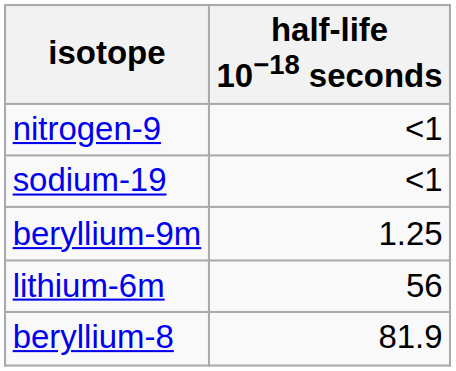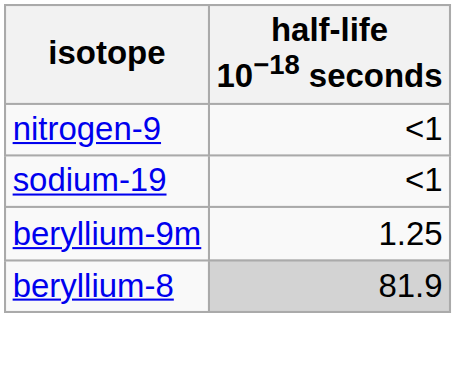- row: (89, 285)
(411, 337) no background -> (411, 285) lightgrey background
